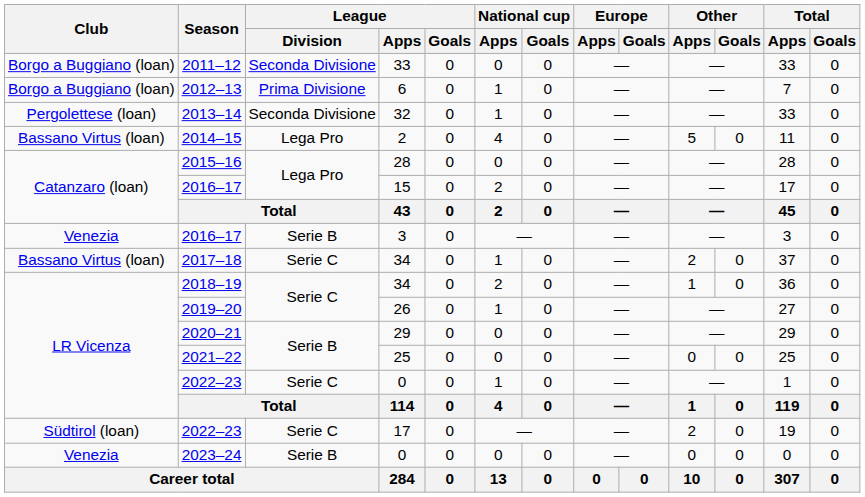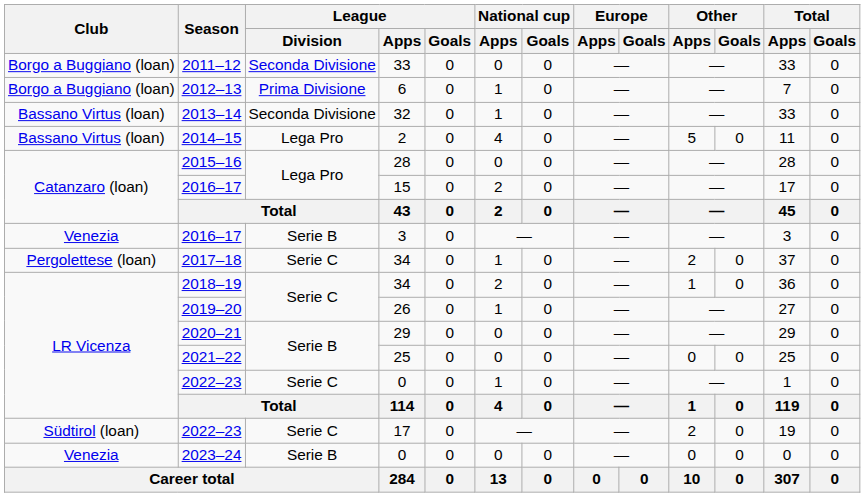(91, 114) Pergolettese (loan) -> (91, 114) Bassano Virtus (loan)
(91, 260) Bassano Virtus (loan) -> (91, 260) Pergolettese (loan)
